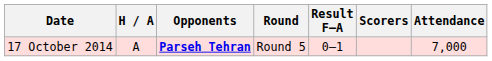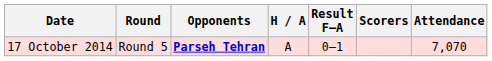columns swapped: (281, 21) <-> (136, 21)
(449, 47) 7,000 -> (449, 47) 7,070
